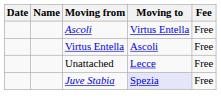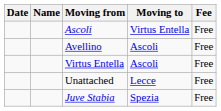+ row: (83, 47)
(144, 81) lavender background -> (144, 98) no background
